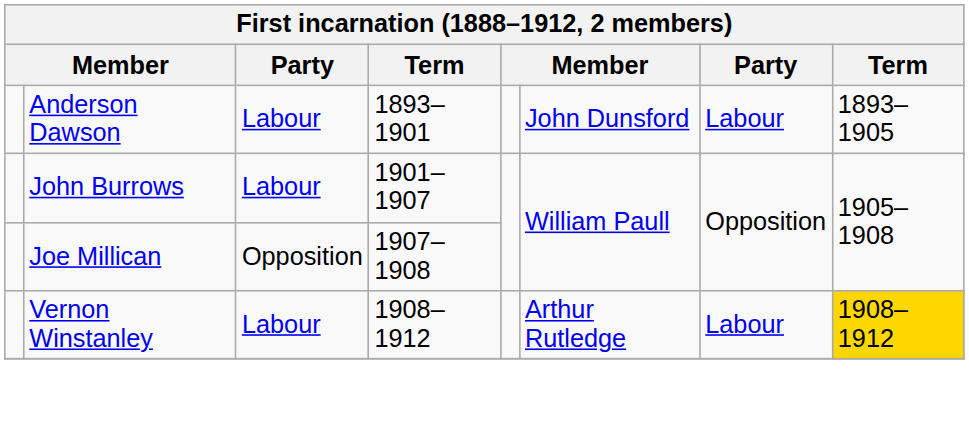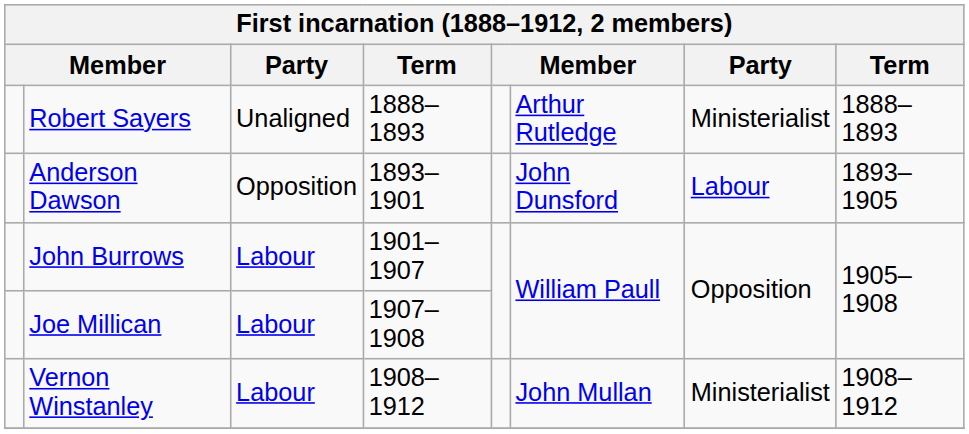+ row: (110, 118)
(281, 118) Labour -> (297, 187) Opposition
(302, 256) Opposition -> (275, 324) Labour
(576, 324) Arthur Rutledge -> (584, 393) John Mullan
(745, 324) Labour -> (760, 393) Ministerialist
(873, 324) gold background -> (877, 393) no background
